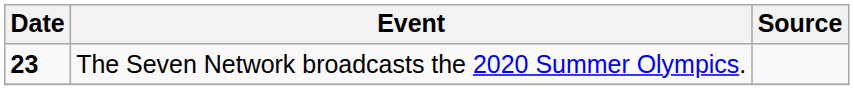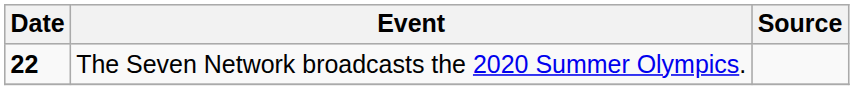(24, 63) 23 -> (24, 63) 22
